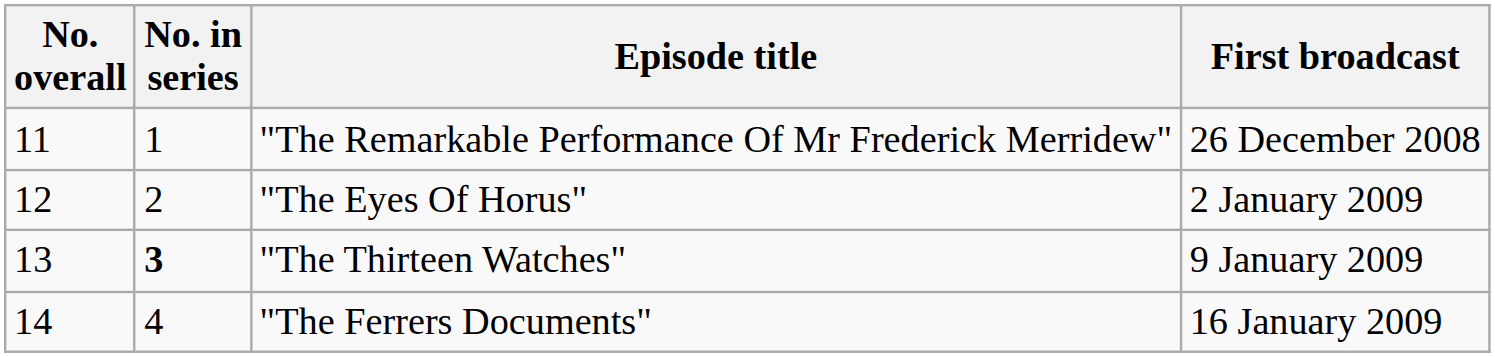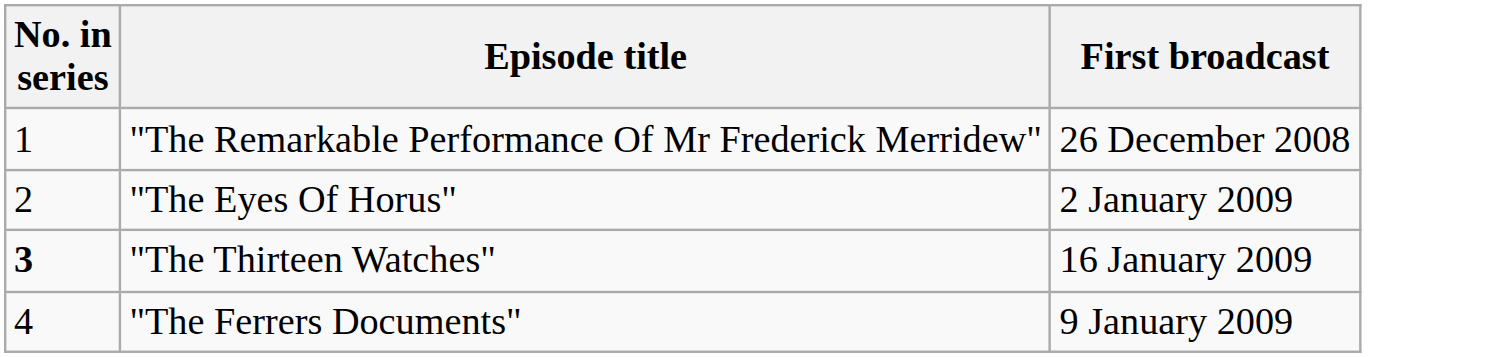- column: (70, 56)
(1307, 259) 9 January 2009 -> (1186, 259) 16 January 2009
(1316, 320) 16 January 2009 -> (1176, 320) 9 January 2009
